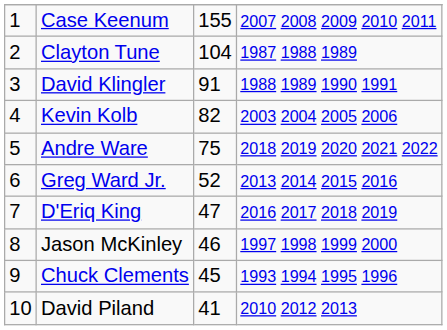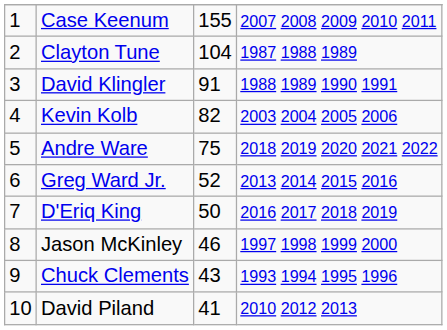(209, 212) 47 -> (209, 212) 50
(209, 276) 45 -> (209, 276) 43
